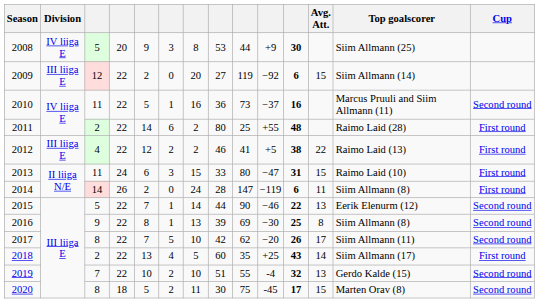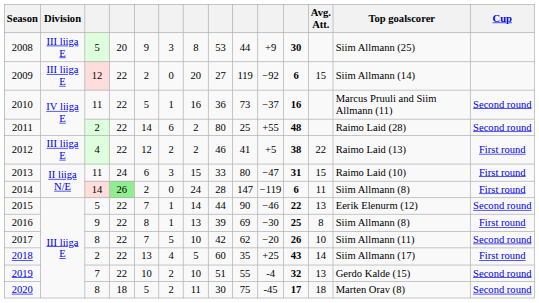(63, 47) IV liiga E -> (63, 47) III liiga E
(502, 127) First round -> (502, 127) Second round
(122, 189) no background -> (122, 189) lightgreen background
(502, 223) Second round -> (502, 223) First round
(321, 239) 17 -> (321, 239) 10
(321, 289) 15 -> (321, 289) 18
